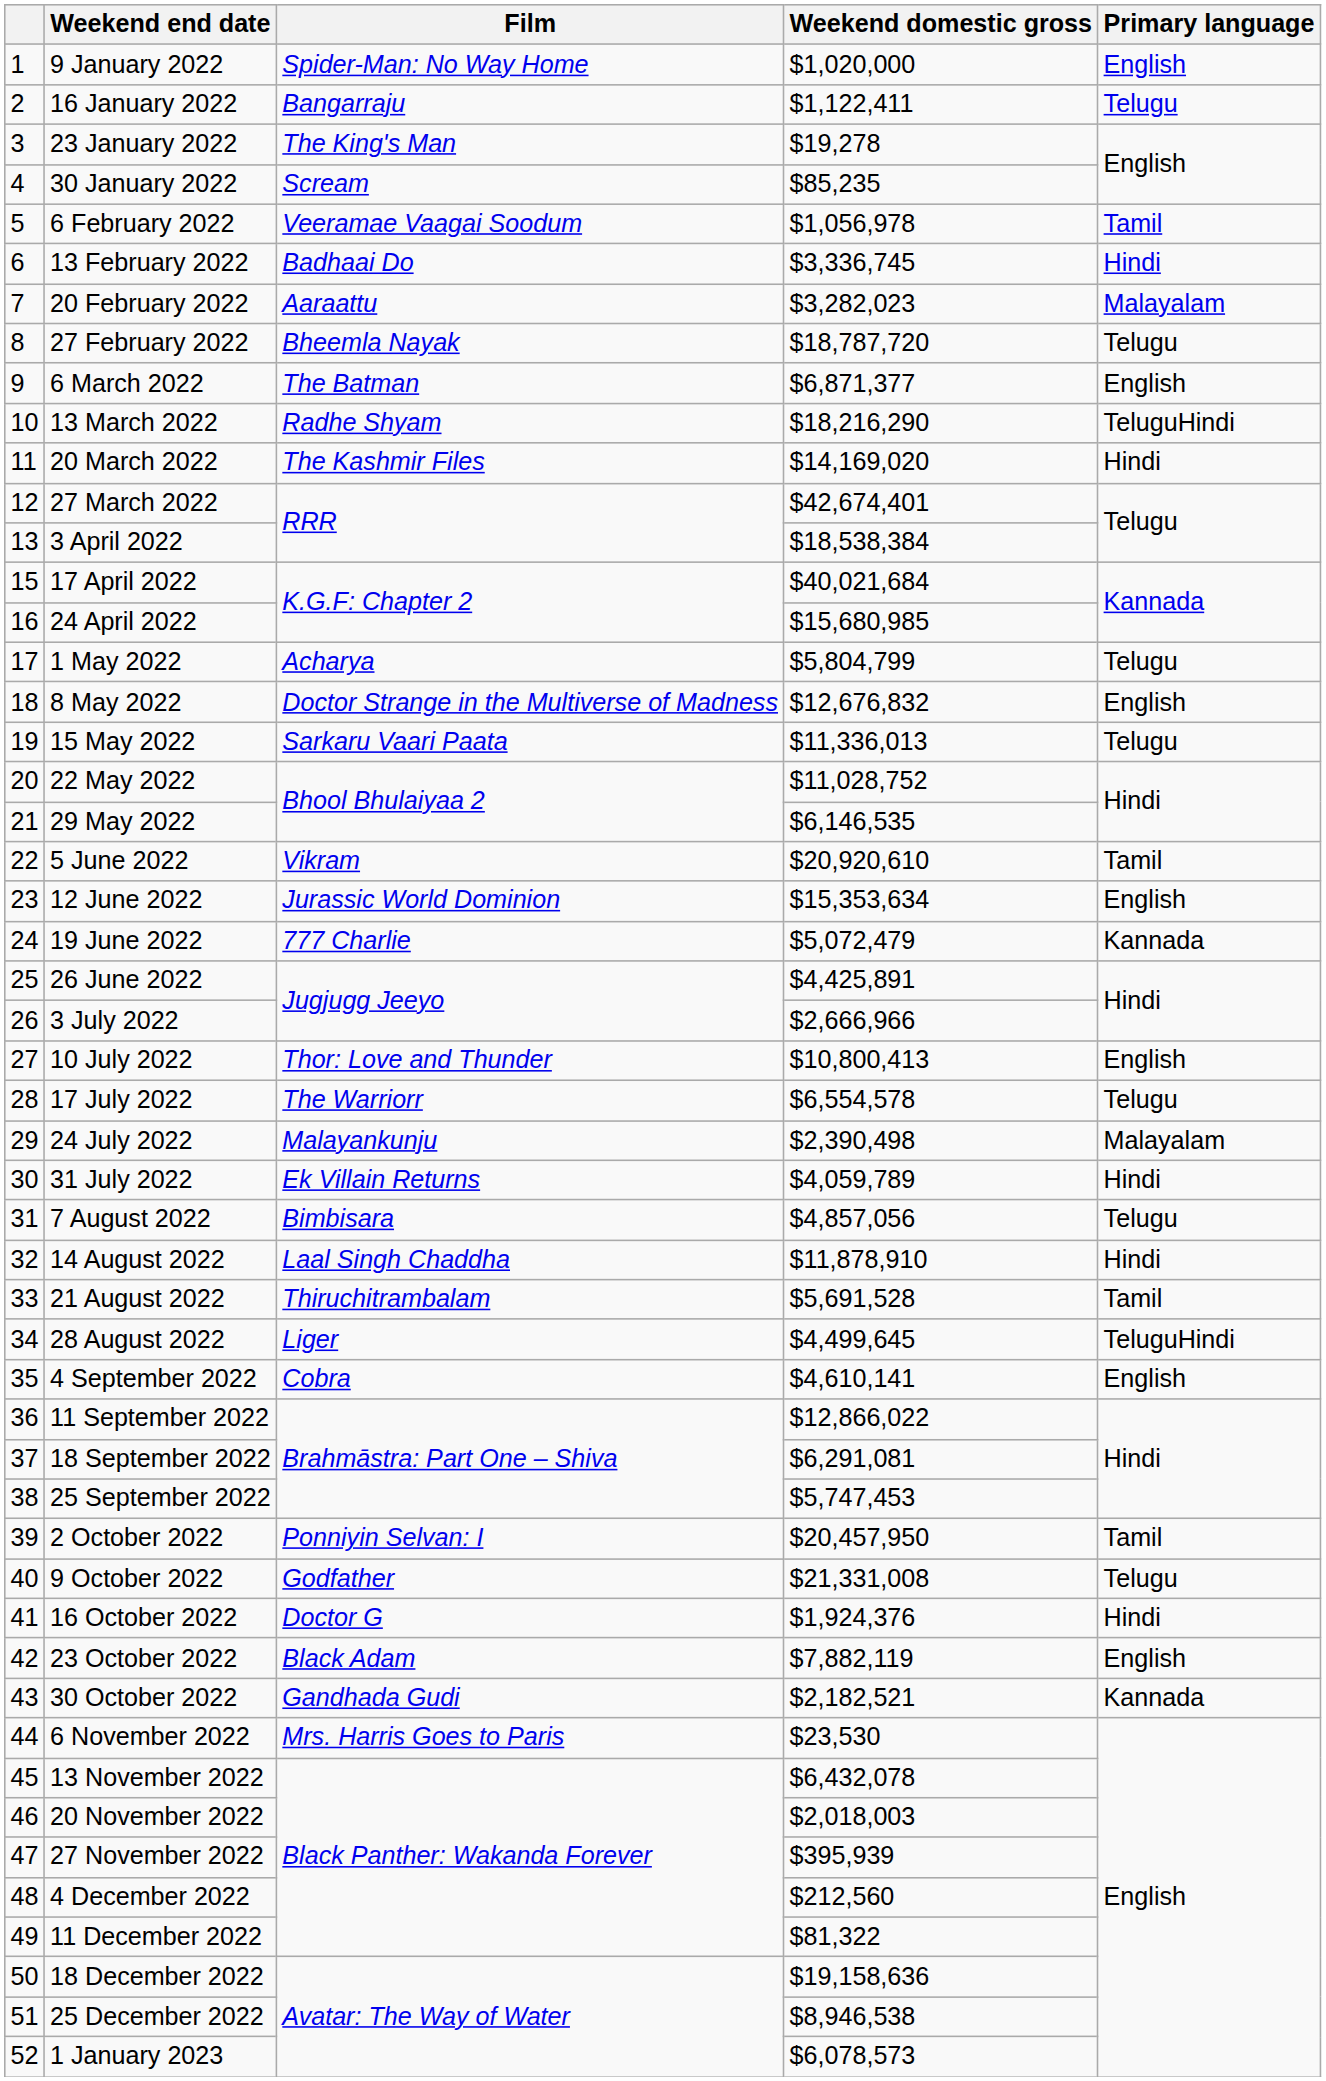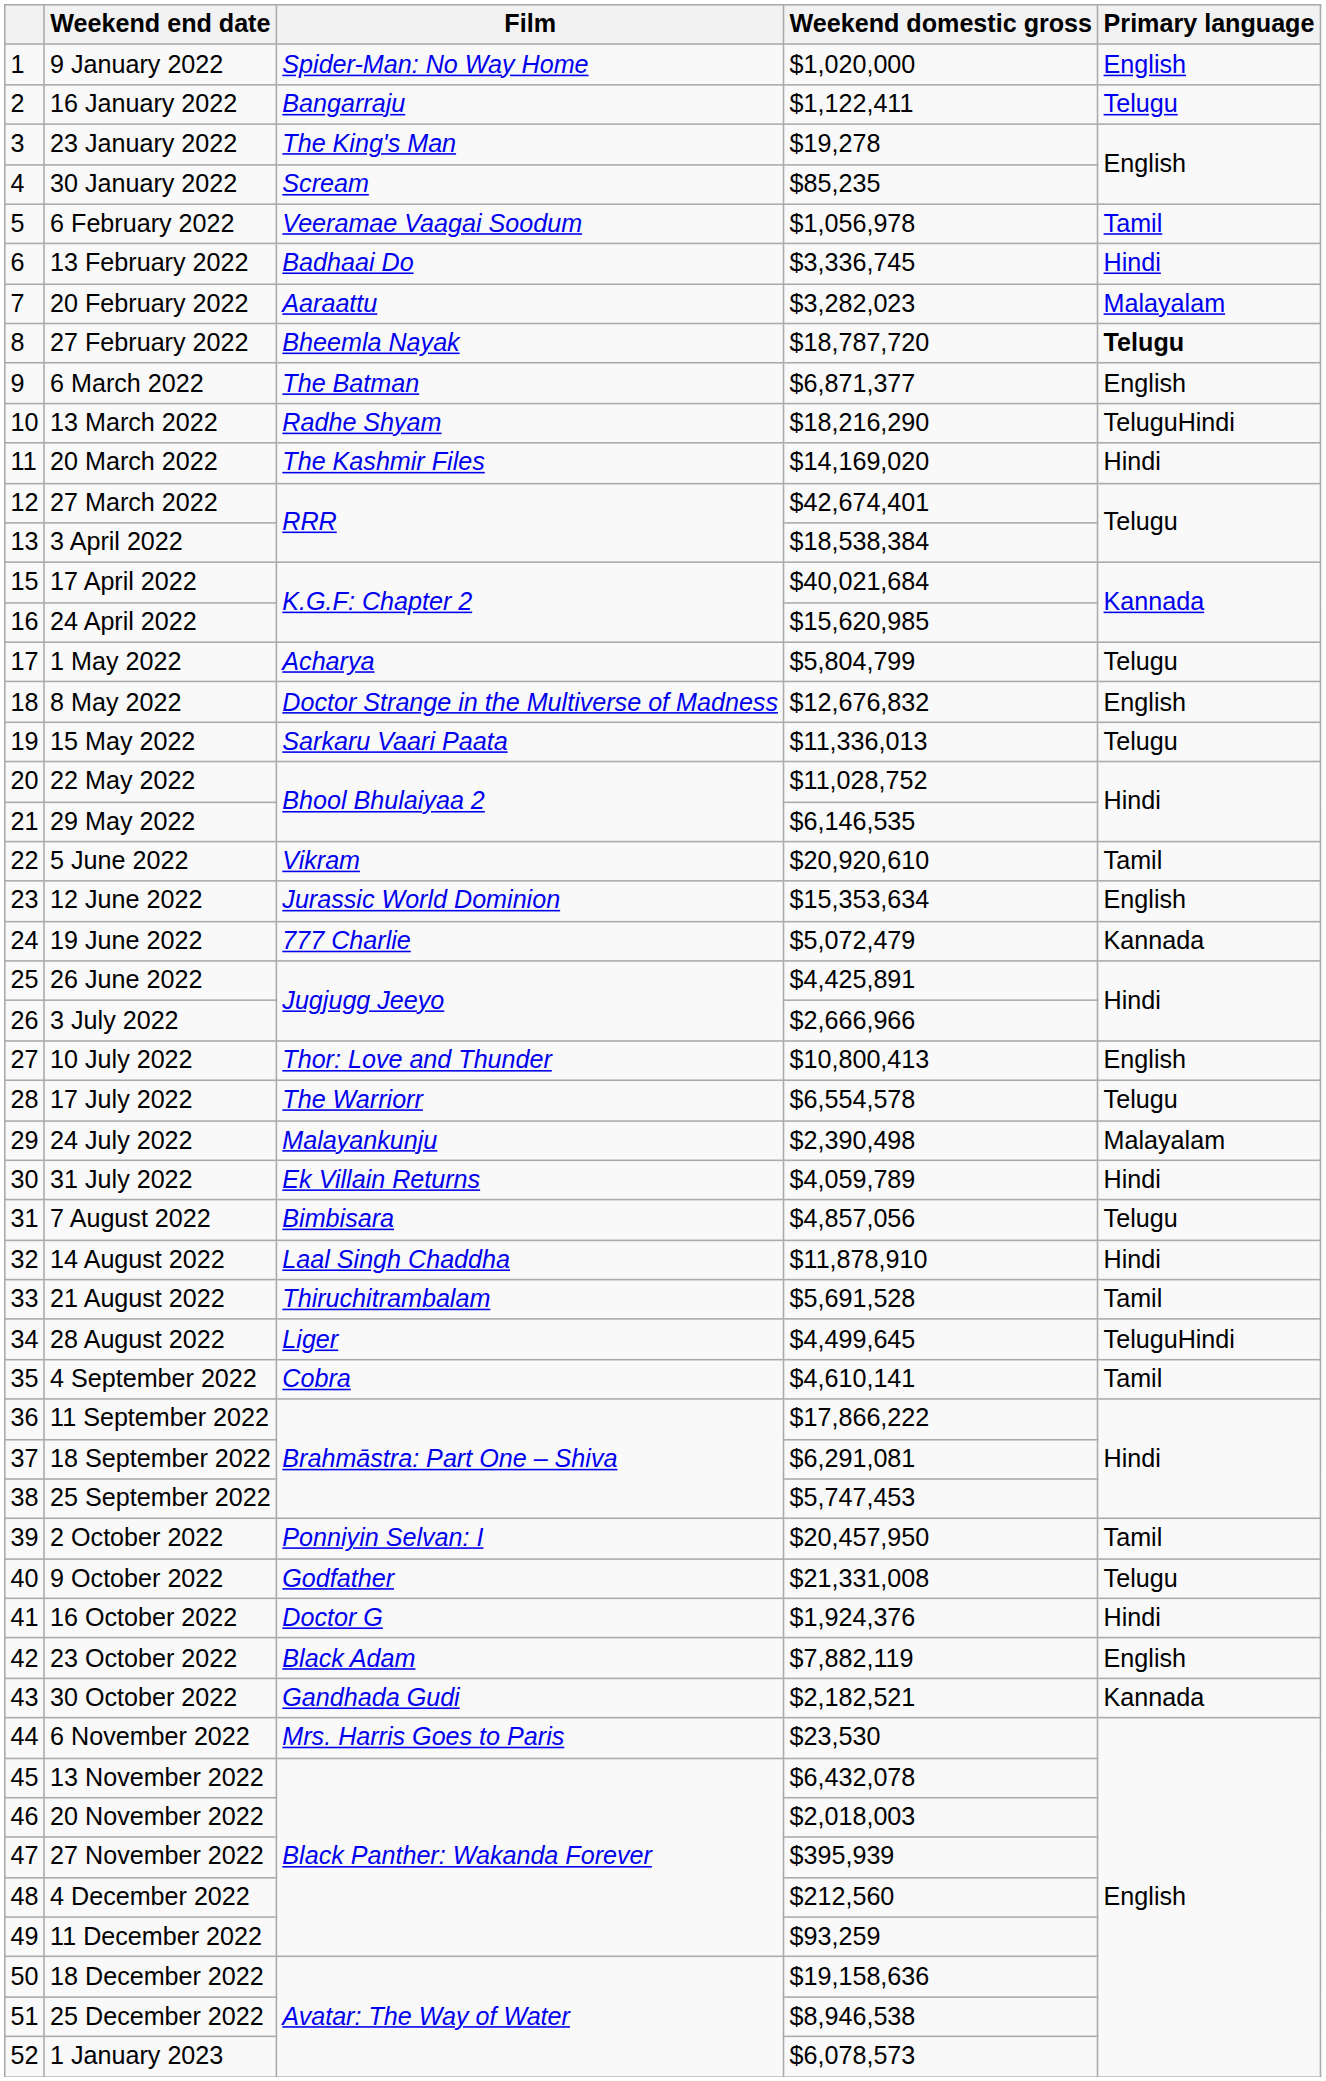(1141, 343) normal -> (1144, 343) bold
(859, 622) $15,680,985 -> (859, 622) $15,620,985
(1145, 1378) English -> (1133, 1378) Tamil
(859, 1418) $12,866,022 -> (859, 1418) $17,866,222
(835, 1936) $81,322 -> (835, 1936) $93,259
